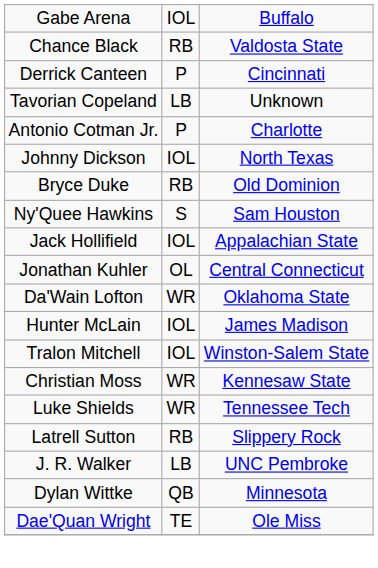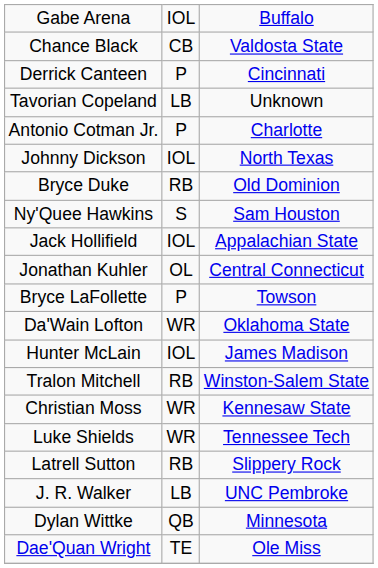(181, 46) RB -> (181, 46) CB
+ row: (83, 297)
(181, 353) IOL -> (181, 381) RB
